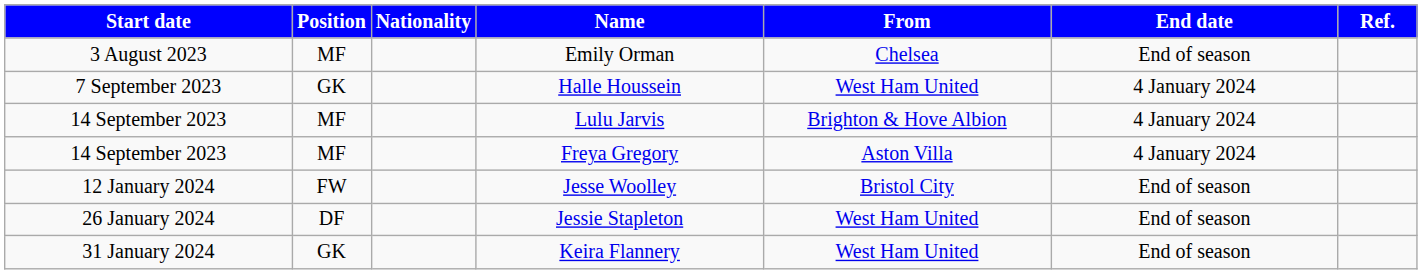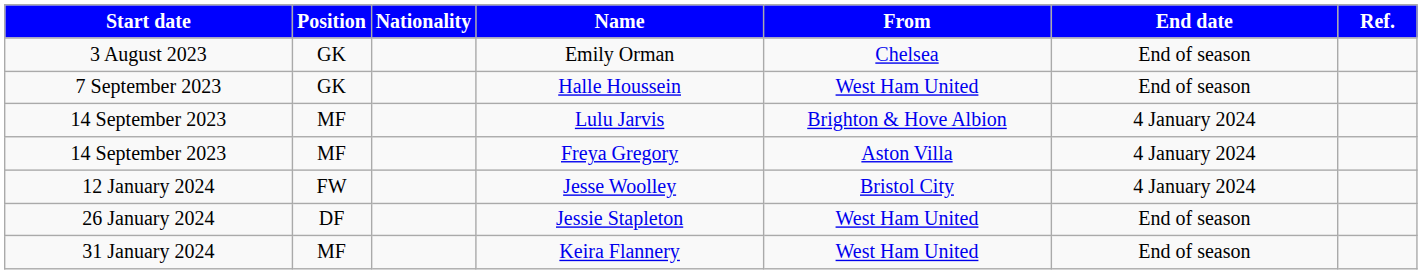(332, 54) MF -> (332, 54) GK
(1194, 87) 4 January 2024 -> (1194, 87) End of season
(1194, 186) End of season -> (1194, 186) 4 January 2024
(332, 252) GK -> (332, 252) MF
